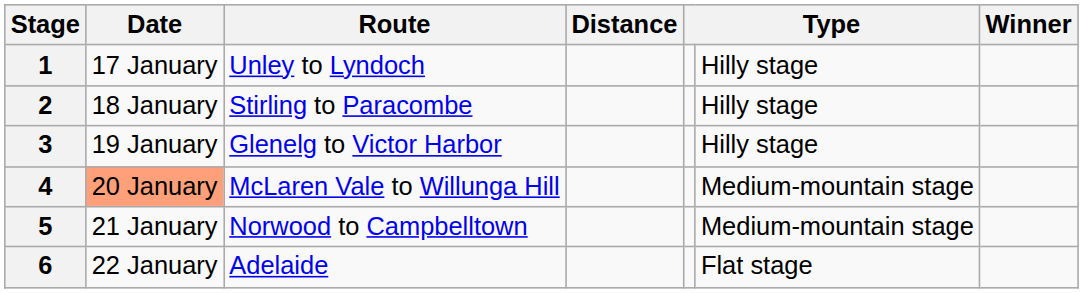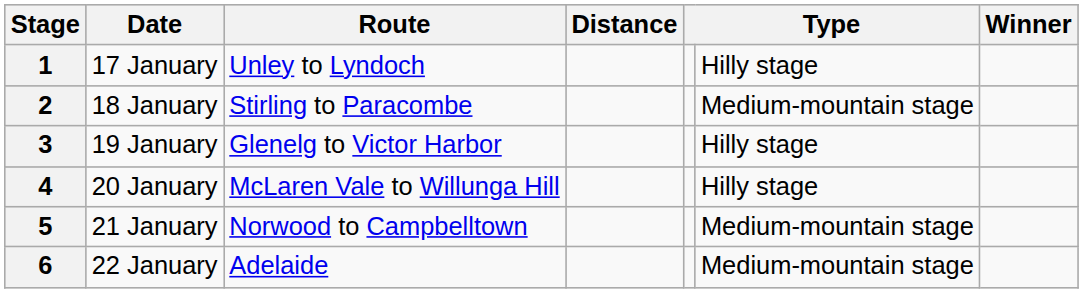(760, 105) Hilly stage -> (837, 105) Medium-mountain stage
(155, 186) lightsalmon background -> (155, 186) no background
(837, 186) Medium-mountain stage -> (760, 186) Hilly stage
(757, 266) Flat stage -> (837, 266) Medium-mountain stage
